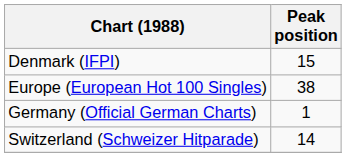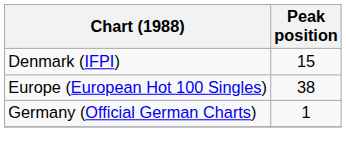- row: (133, 139)
